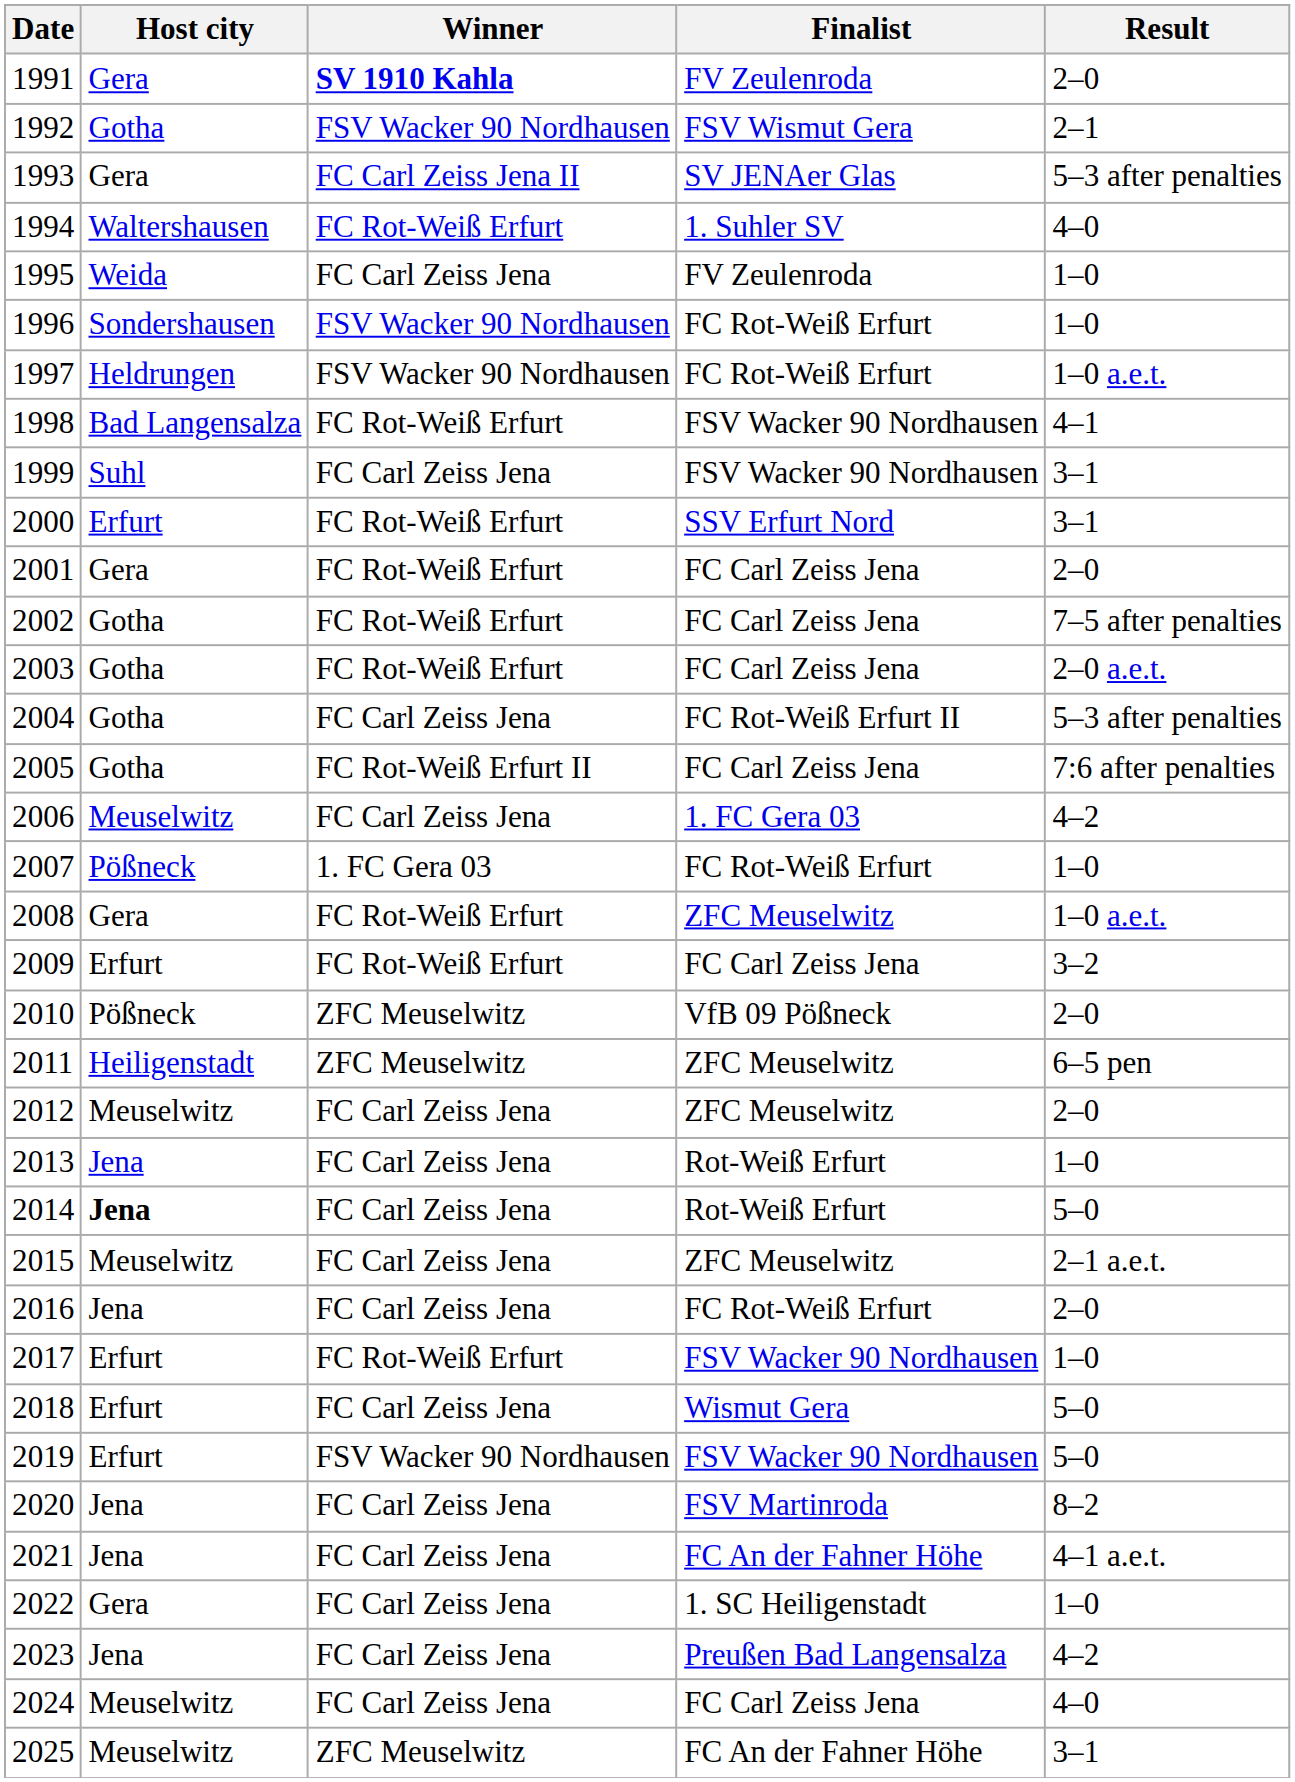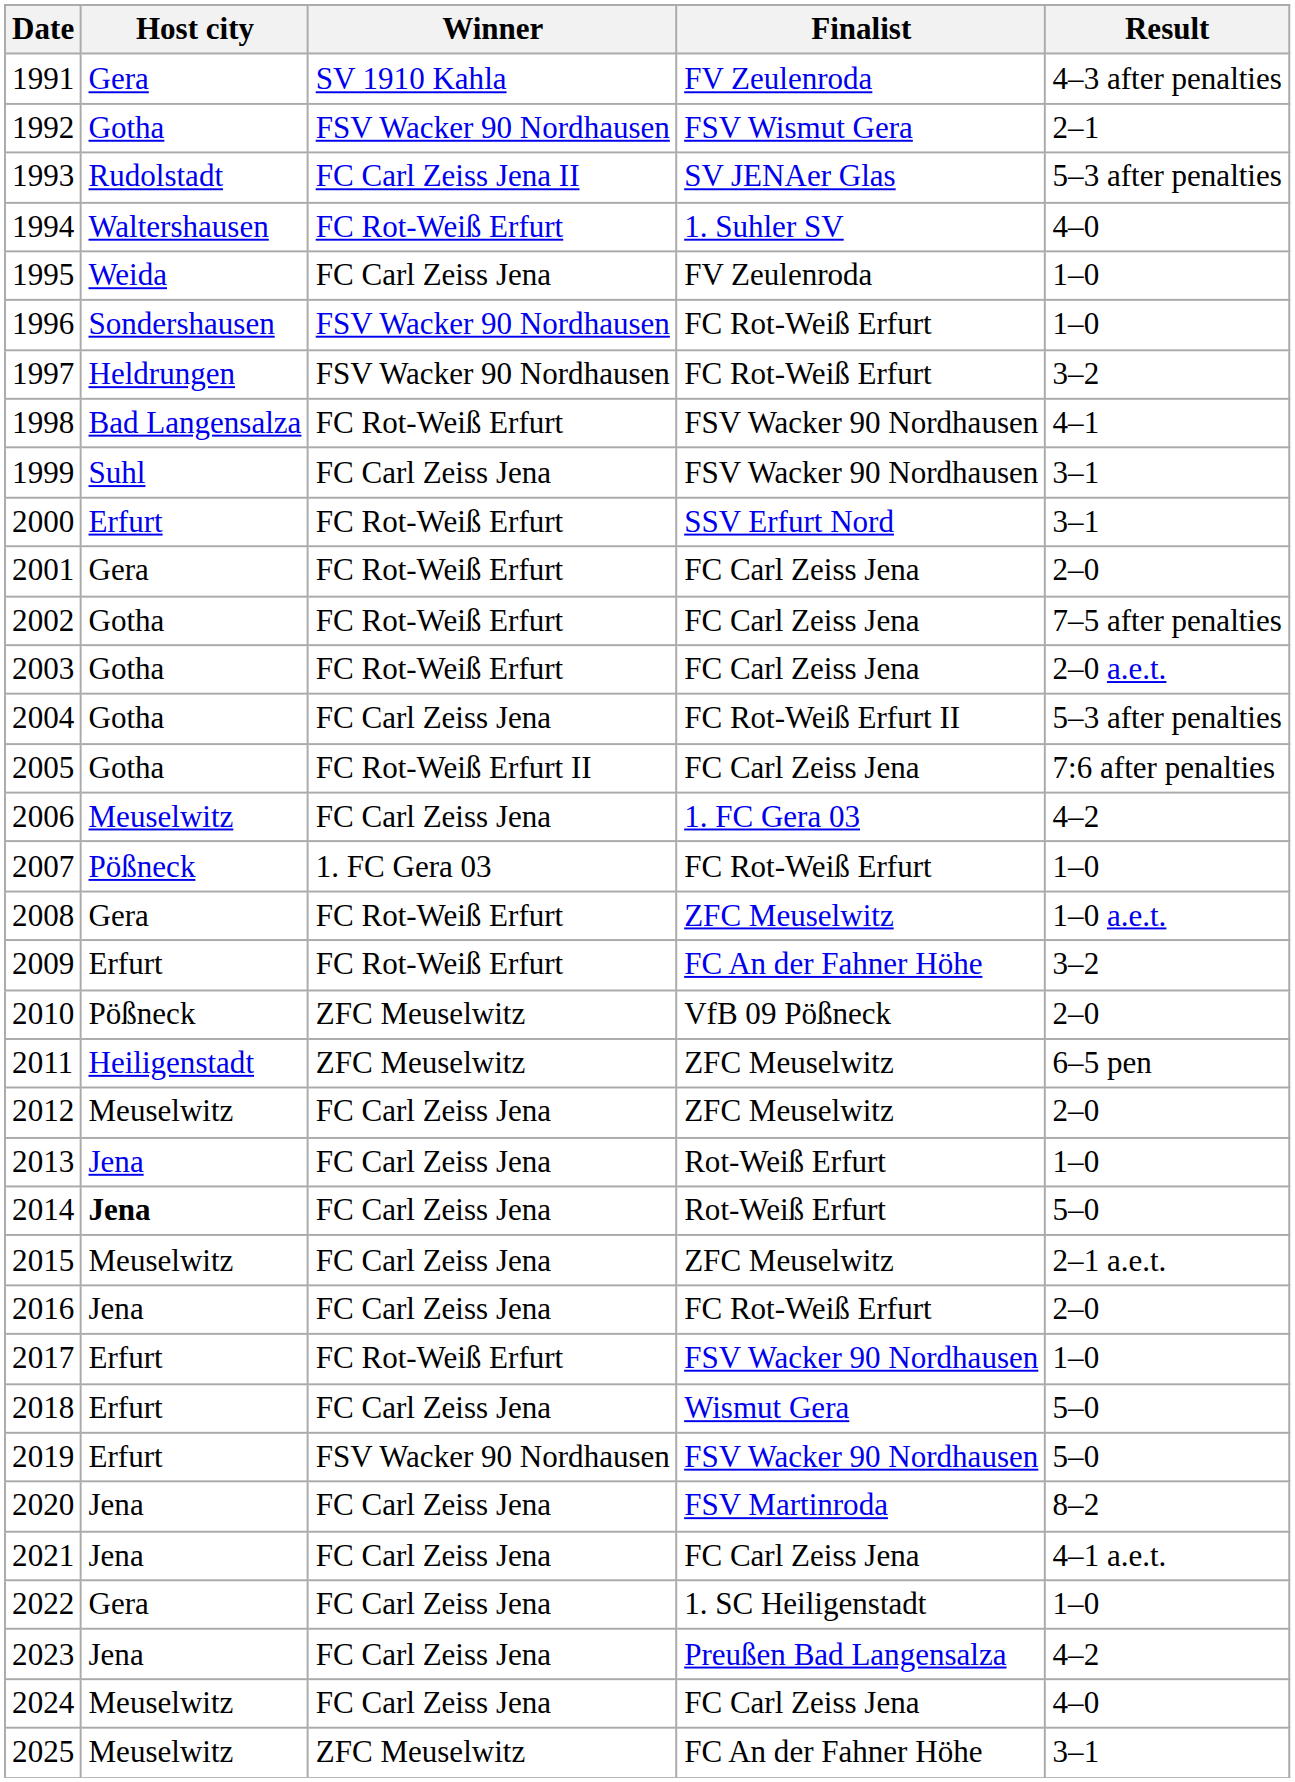(415, 78) bold -> (411, 78) normal
(1076, 78) 2–0 -> (1167, 78) 4–3 after penalties
(119, 176) Gera -> (156, 176) Rudolstadt
(1109, 373) 1–0 a.e.t. -> (1076, 373) 3–2
(802, 964) FC Carl Zeiss Jena -> (833, 964) FC An der Fahner Höhe
(833, 1555) FC An der Fahner Höhe -> (802, 1555) FC Carl Zeiss Jena
